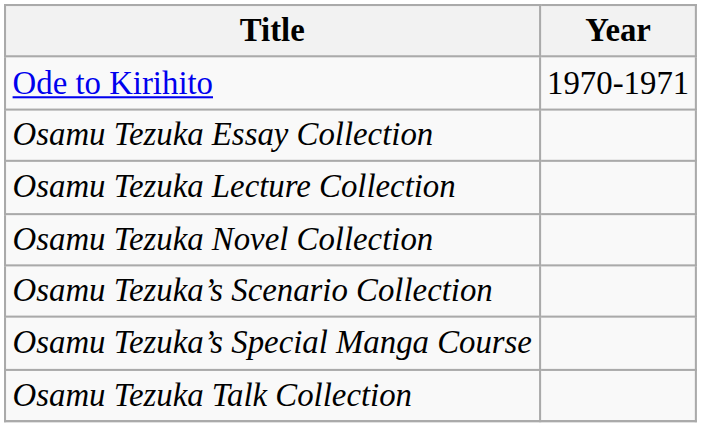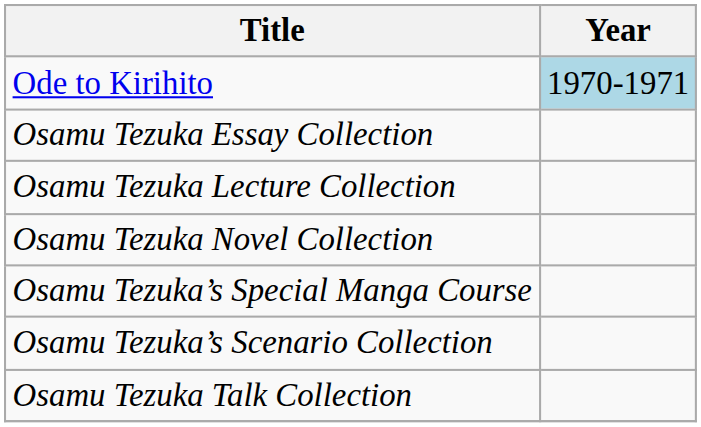(618, 82) no background -> (618, 82) lightblue background
rows swapped: (272, 342) <-> (253, 290)
